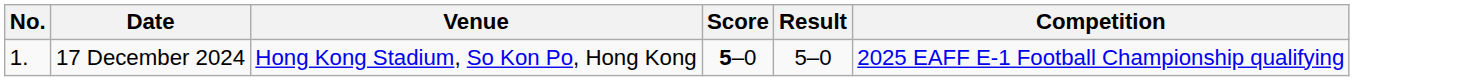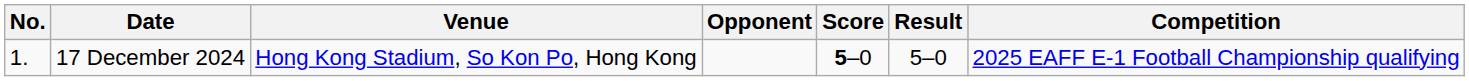+ column: (759, 22)
